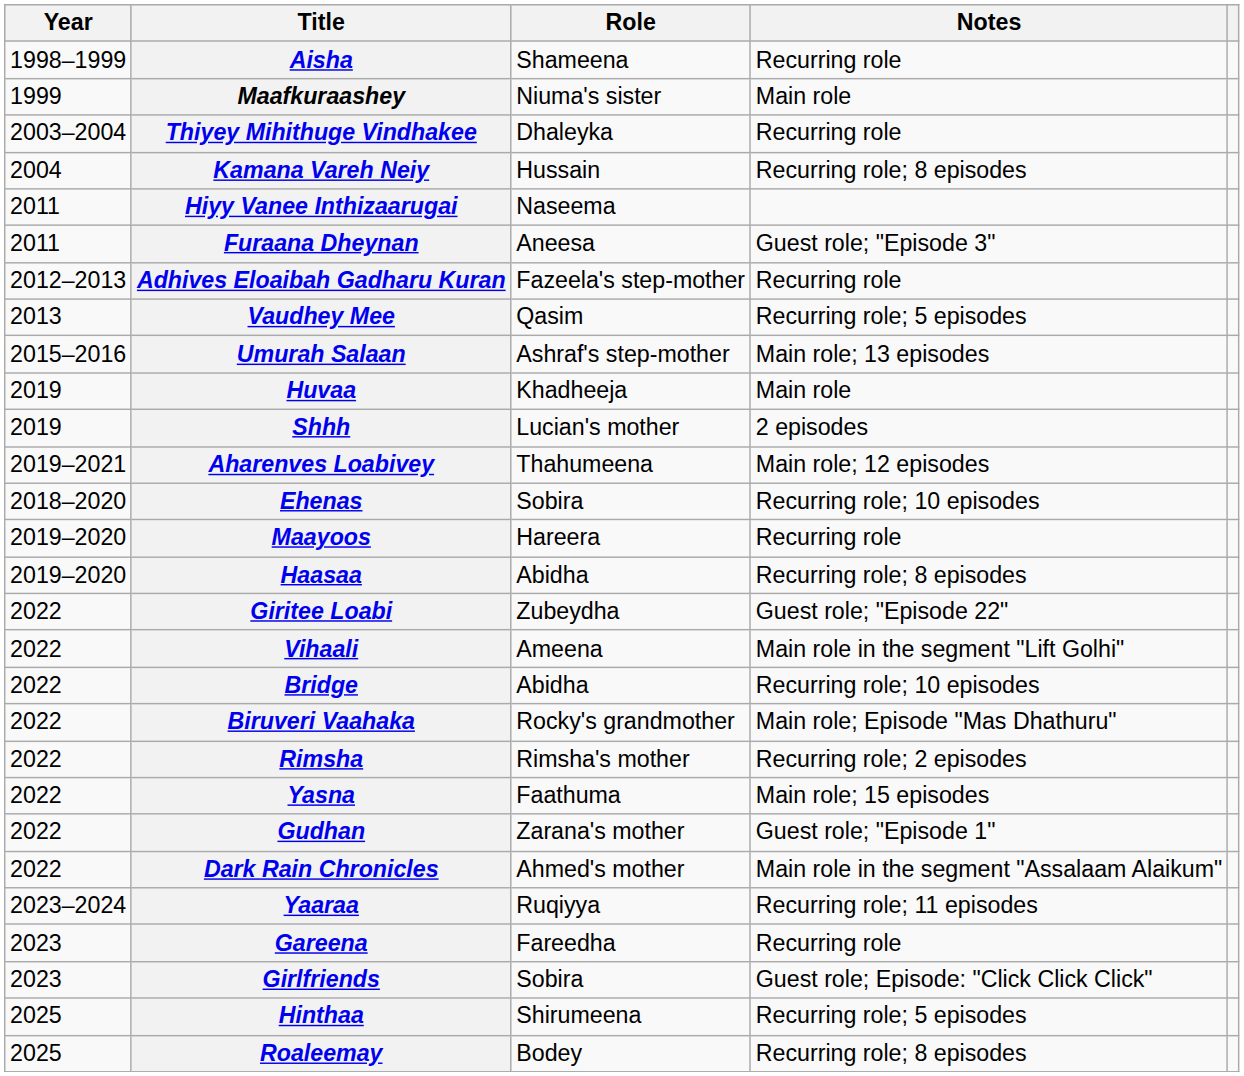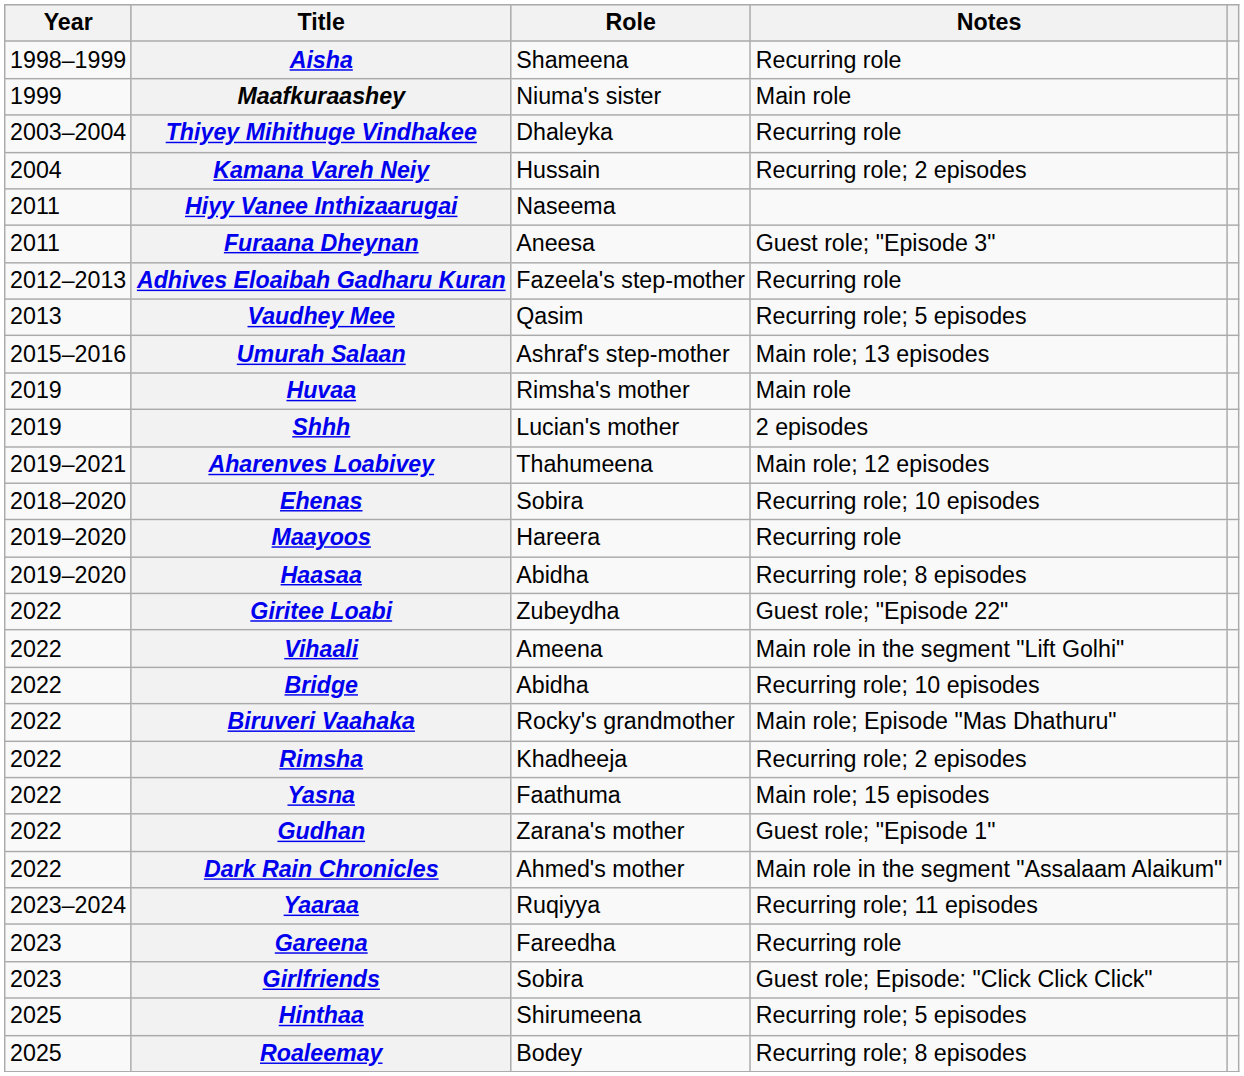(891, 170) Recurring role; 8 episodes -> (891, 170) Recurring role; 2 episodes
(572, 390) Khadheeja -> (603, 390) Rimsha's mother
(603, 758) Rimsha's mother -> (572, 758) Khadheeja
